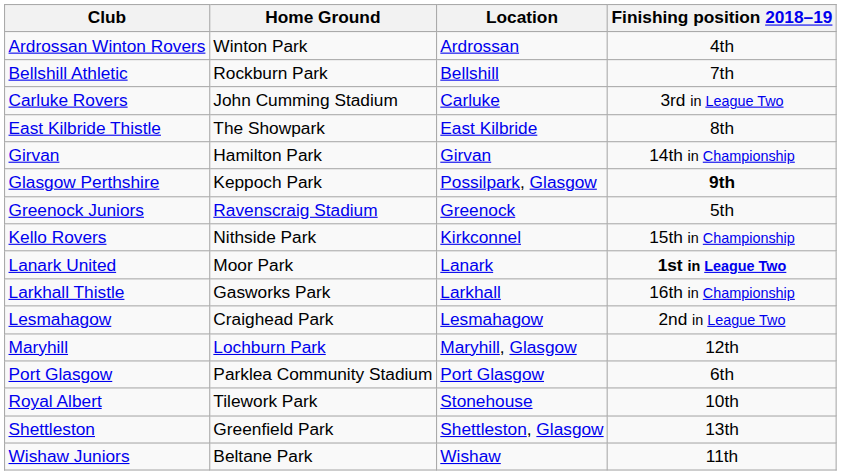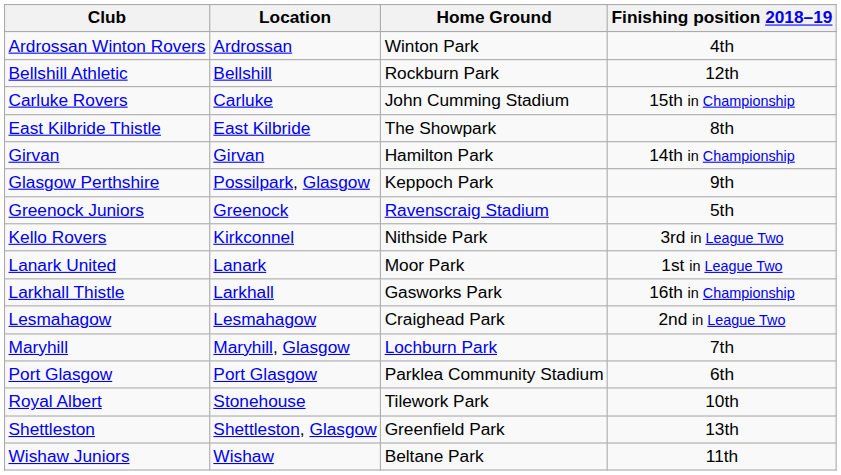columns swapped: (522, 18) <-> (323, 18)
(722, 73) 7th -> (722, 73) 12th
(722, 100) 3rd in League Two -> (722, 100) 15th in Championship
(722, 182) bold -> (722, 182) normal
(722, 237) 15th in Championship -> (722, 237) 3rd in League Two
(722, 264) bold -> (722, 264) normal
(722, 347) 12th -> (722, 347) 7th
